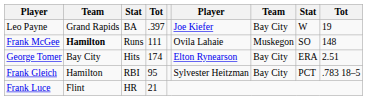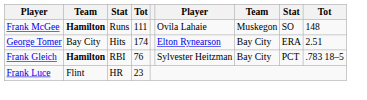- row: (27, 27)
(84, 73) normal -> (86, 57) bold
(153, 73) 95 -> (138, 57) 76
(153, 88) 21 -> (138, 73) 23
